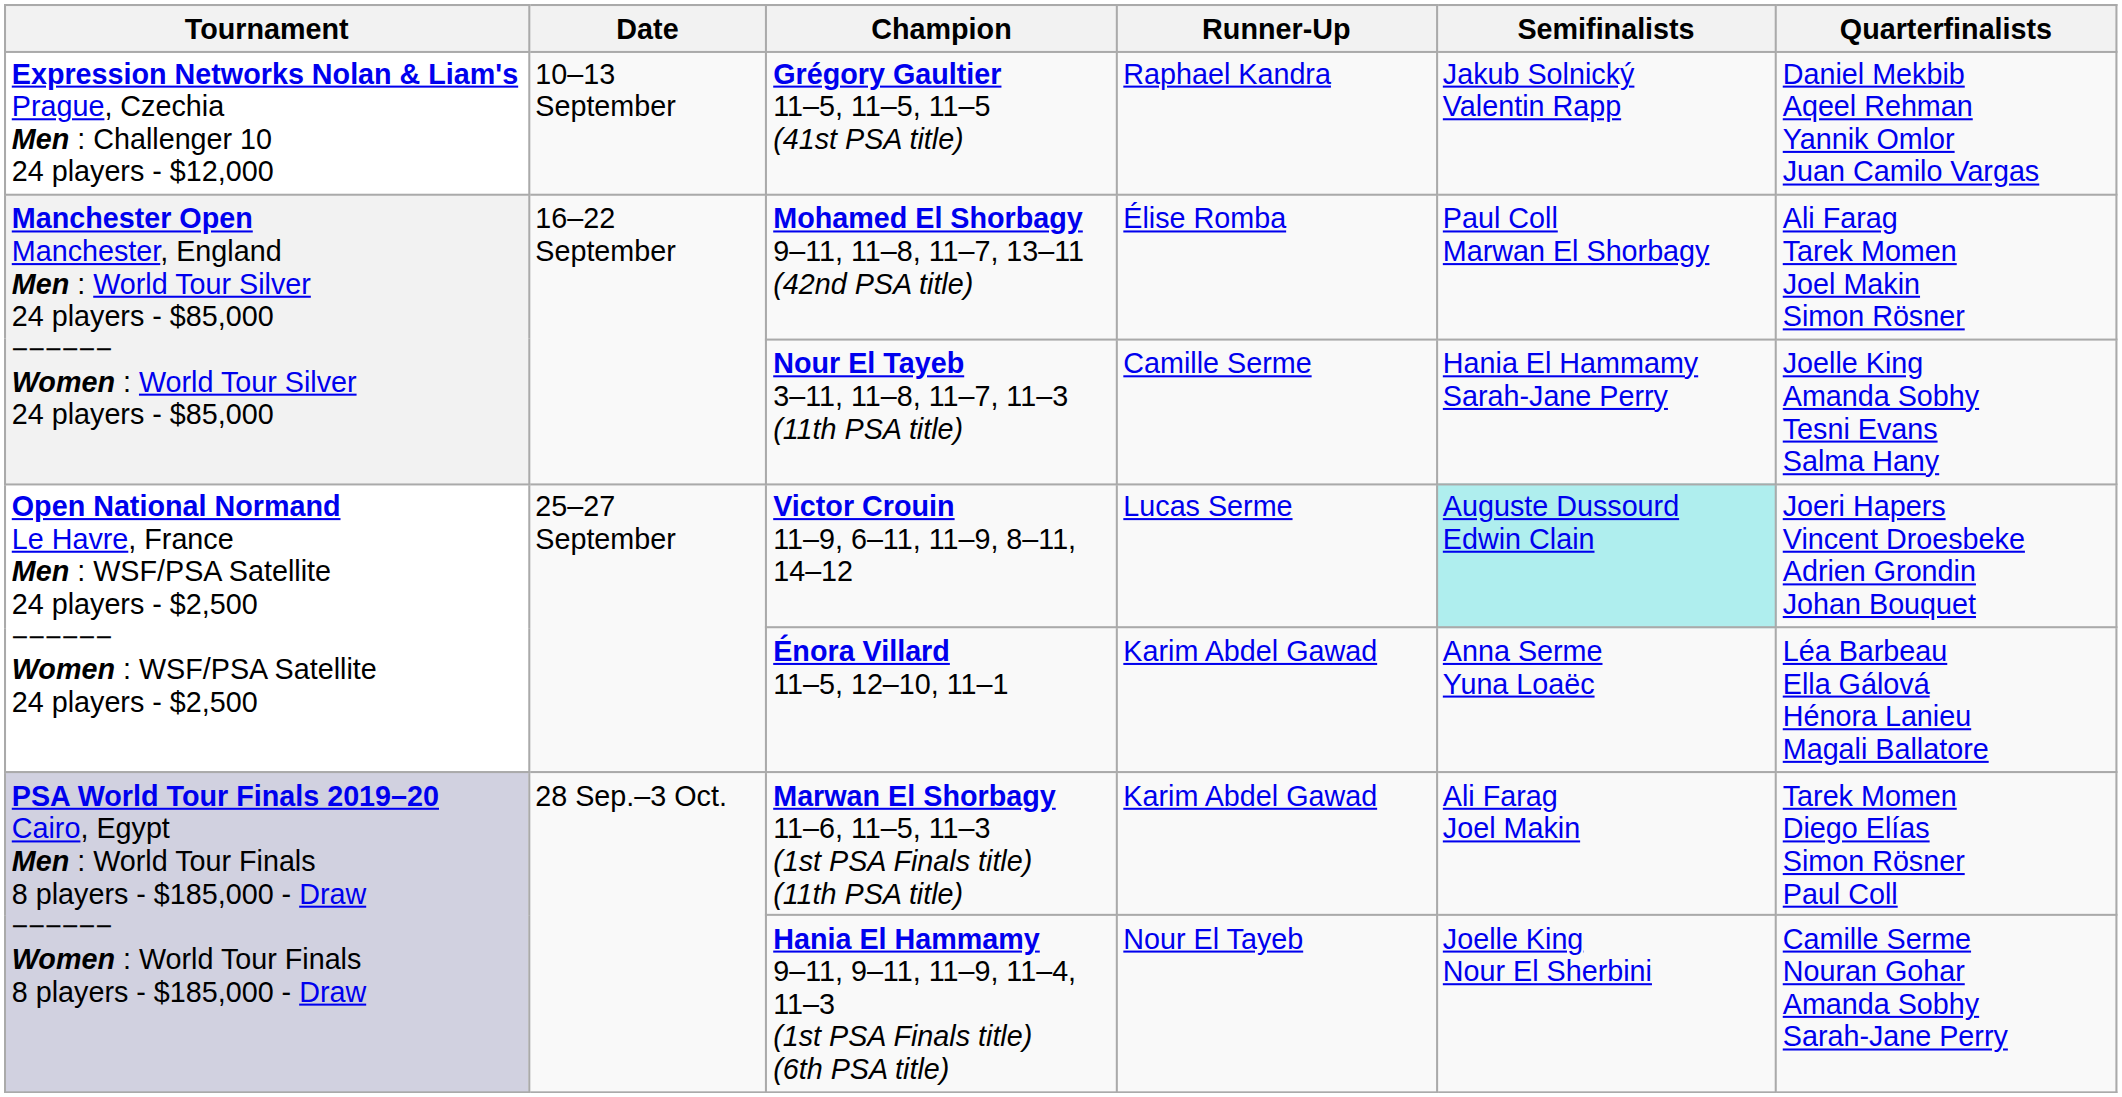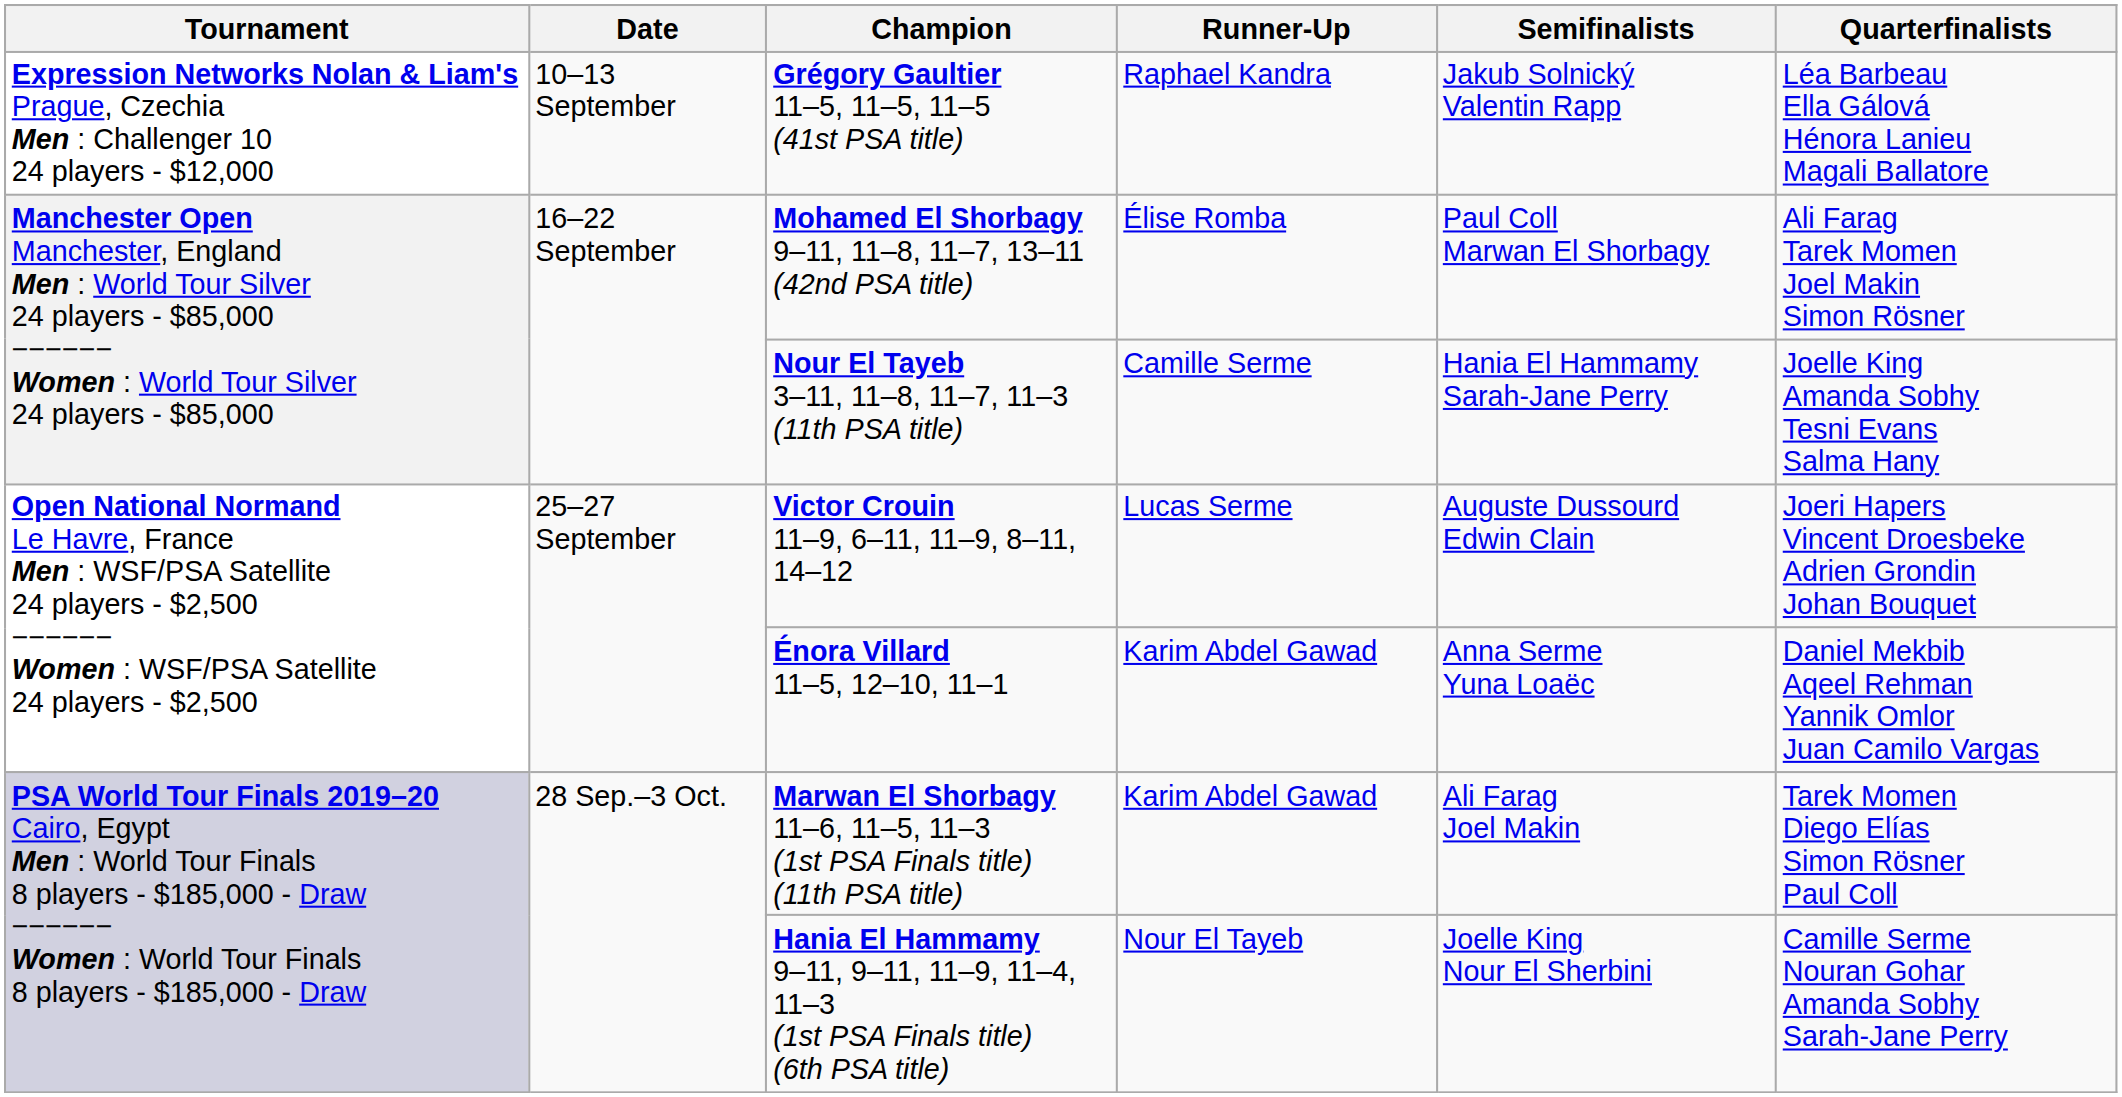(1911, 123) Daniel Mekbib Aqeel Rehman Yannik Omlor Juan Camilo Vargas -> (1886, 123) Léa Barbeau Ella Gálová Hénora Lanieu Magali Ballatore
(1561, 523) paleturquoise background -> (1561, 523) no background
(1886, 700) Léa Barbeau Ella Gálová Hénora Lanieu Magali Ballatore -> (1911, 700) Daniel Mekbib Aqeel Rehman Yannik Omlor Juan Camilo Vargas
